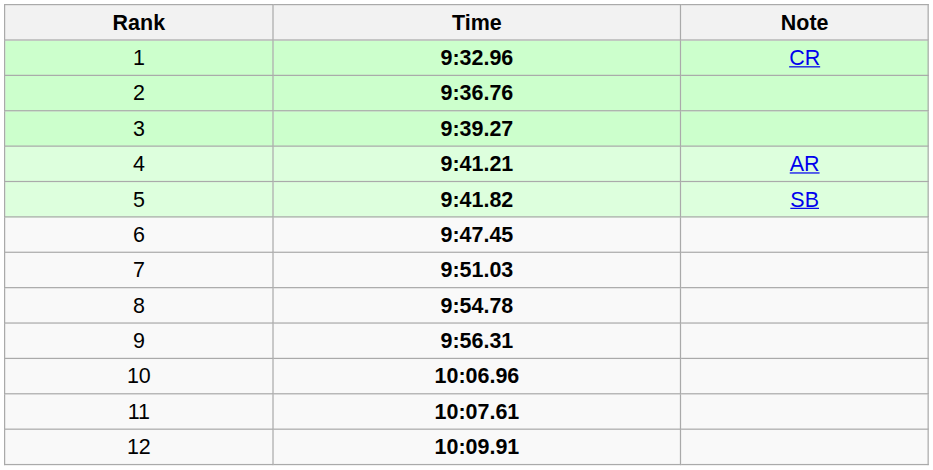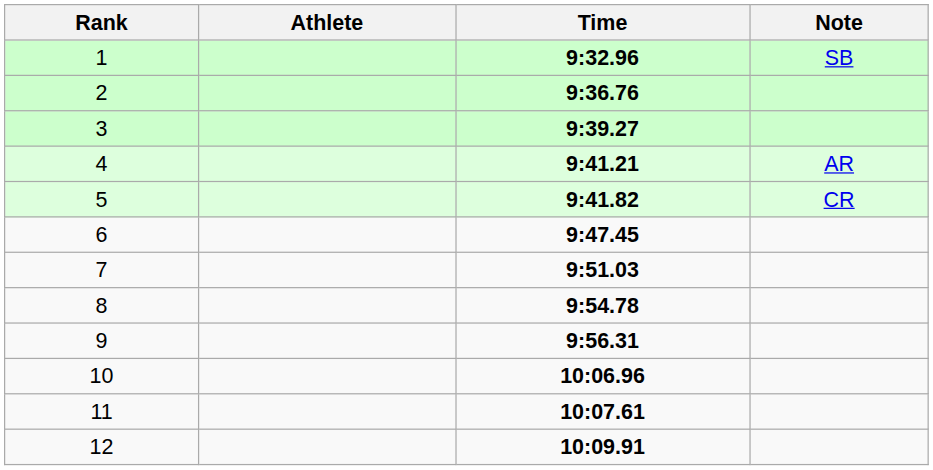+ column: (327, 21)
(805, 57) CR -> (839, 57) SB
(805, 198) SB -> (839, 198) CR
